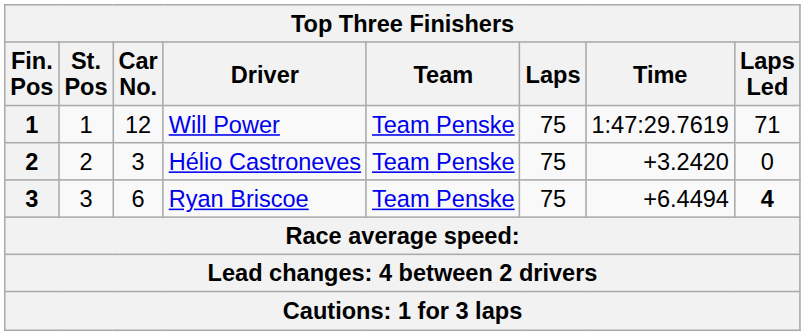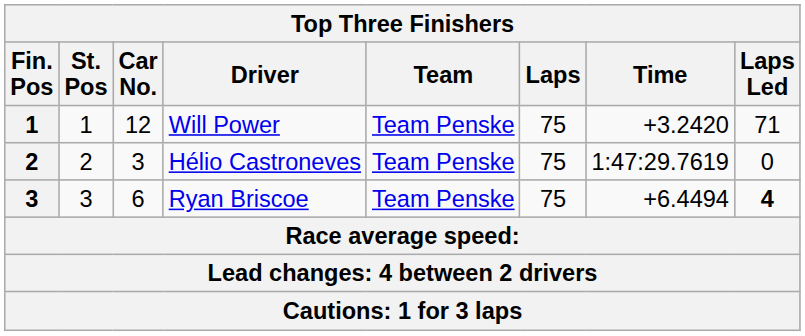(660, 125) 1:47:29.7619 -> (686, 125) +3.2420
(686, 162) +3.2420 -> (660, 162) 1:47:29.7619
